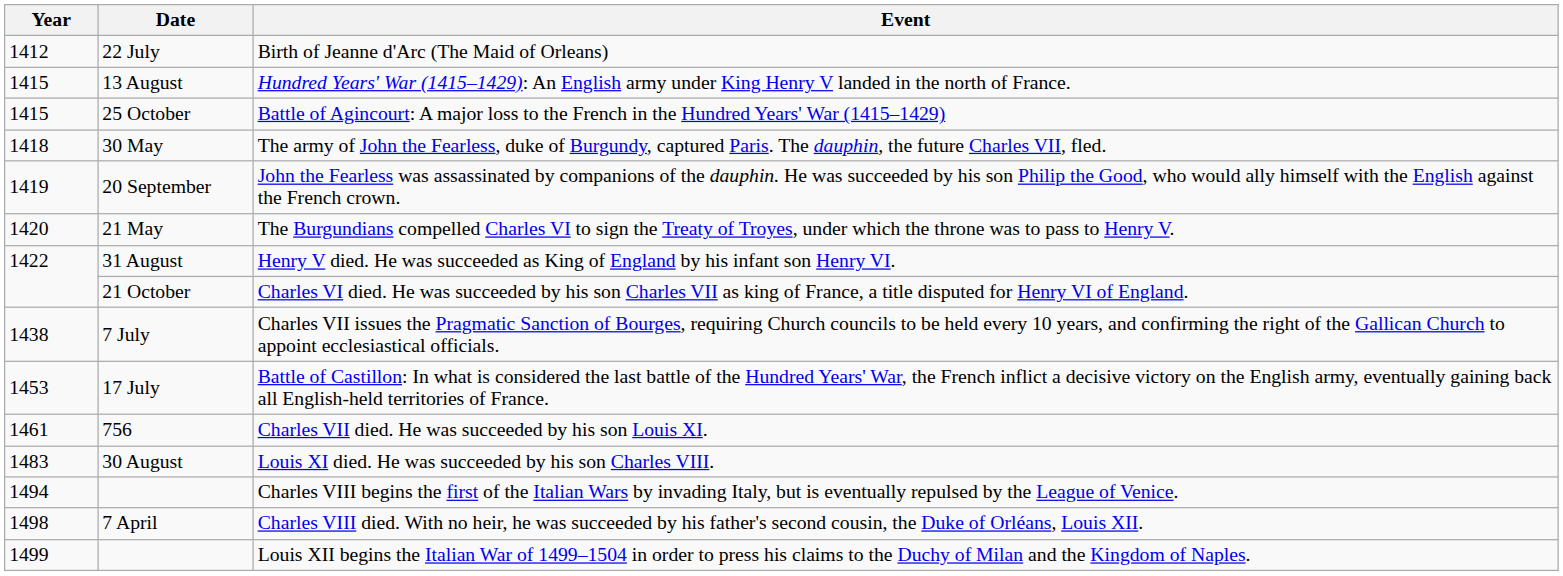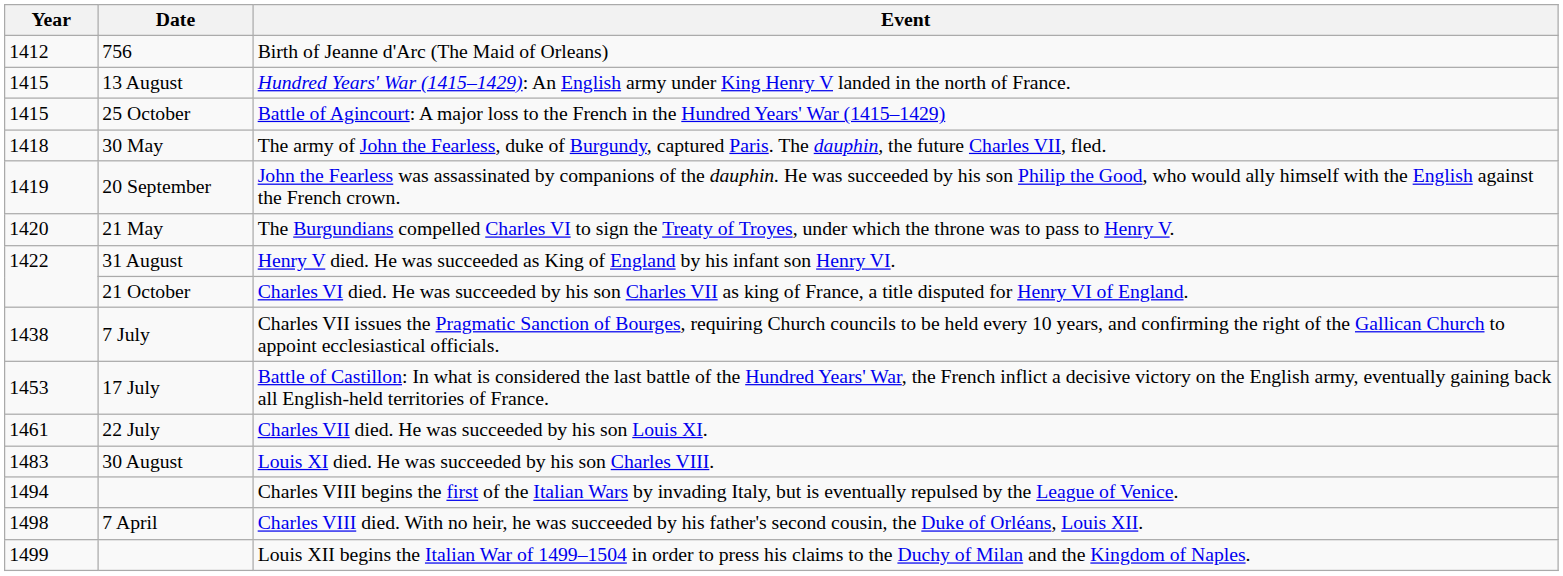(131, 51) 22 July -> (117, 51) 756
(117, 429) 756 -> (131, 429) 22 July
